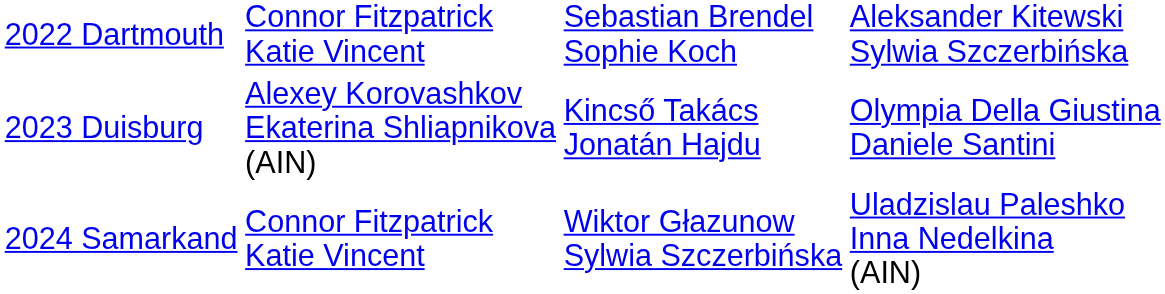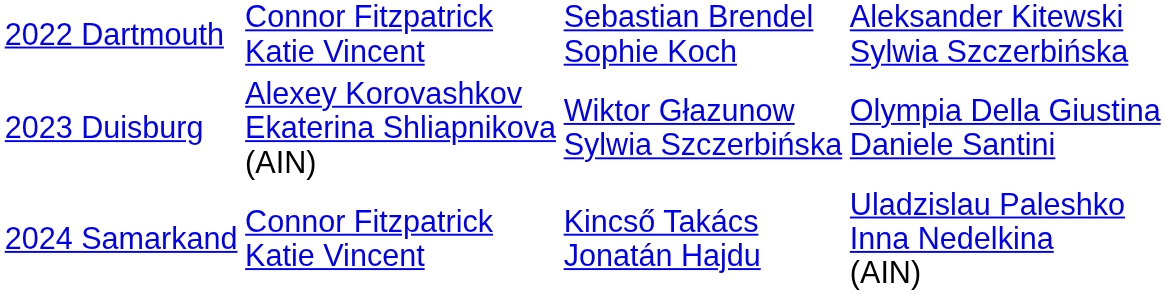(662, 128) Kincső Takács Jonatán Hajdu -> (703, 128) Wiktor Głazunow Sylwia Szczerbińska
(703, 239) Wiktor Głazunow Sylwia Szczerbińska -> (662, 239) Kincső Takács Jonatán Hajdu
